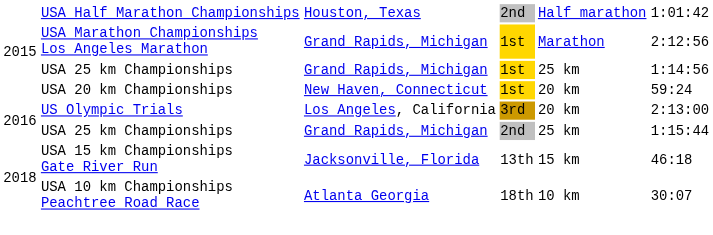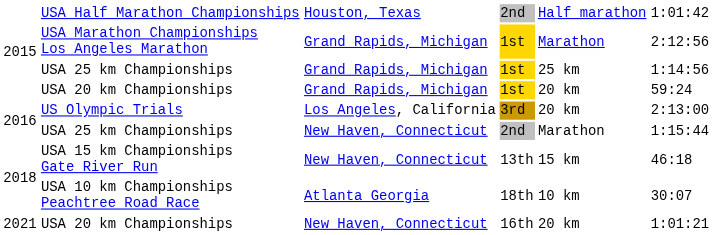(396, 90) New Haven, Connecticut -> (396, 90) Grand Rapids, Michigan
(396, 131) Grand Rapids, Michigan -> (396, 131) New Haven, Connecticut
(559, 131) 25 km -> (571, 131) Marathon
(392, 159) Jacksonville, Florida -> (396, 159) New Haven, Connecticut
+ row: (137, 224)
